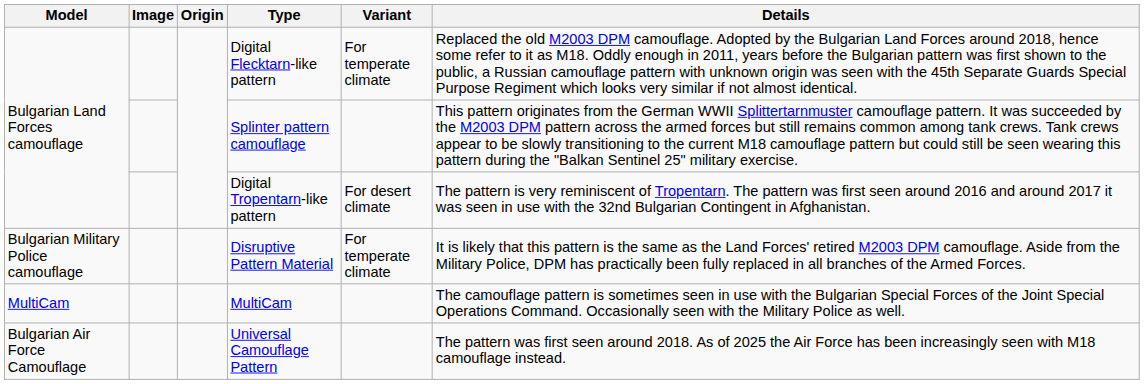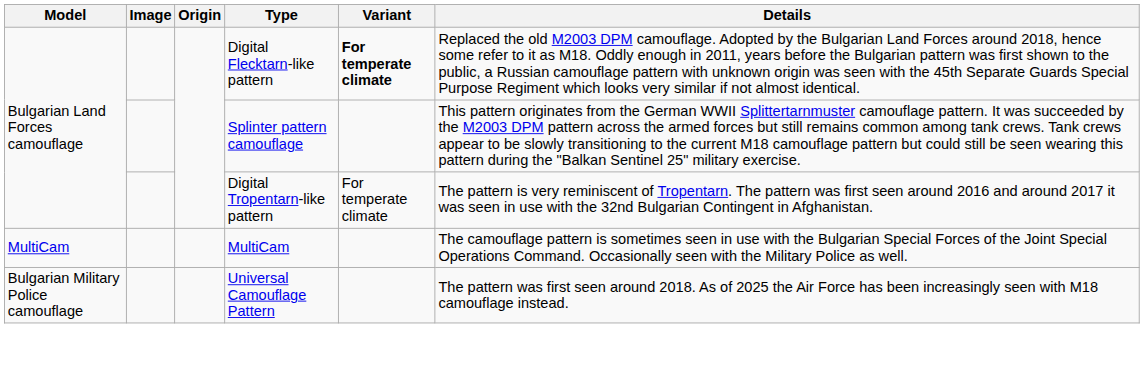(377, 63) normal -> (377, 63) bold
(378, 199) For desert climate -> (375, 199) For temperate climate
- row: (282, 255)
(49, 351) Bulgarian Air Force Camouflage -> (64, 295) Bulgarian Military Police camouflage
